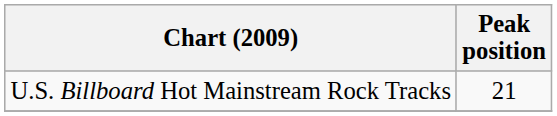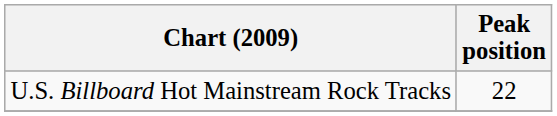(504, 90) 21 -> (504, 90) 22
